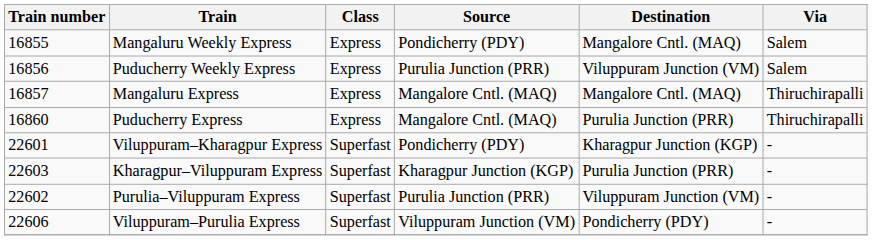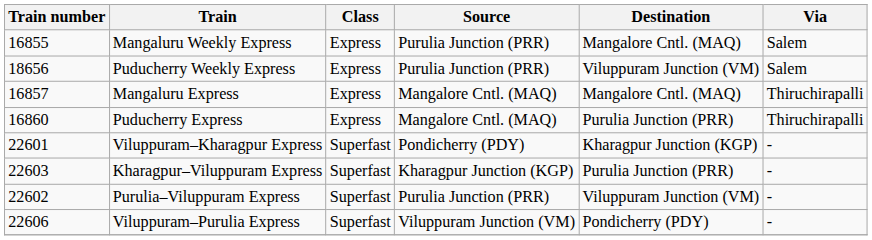(461, 42) Pondicherry (PDY) -> (474, 42) Purulia Junction (PRR)
(28, 68) 16856 -> (28, 68) 18656
